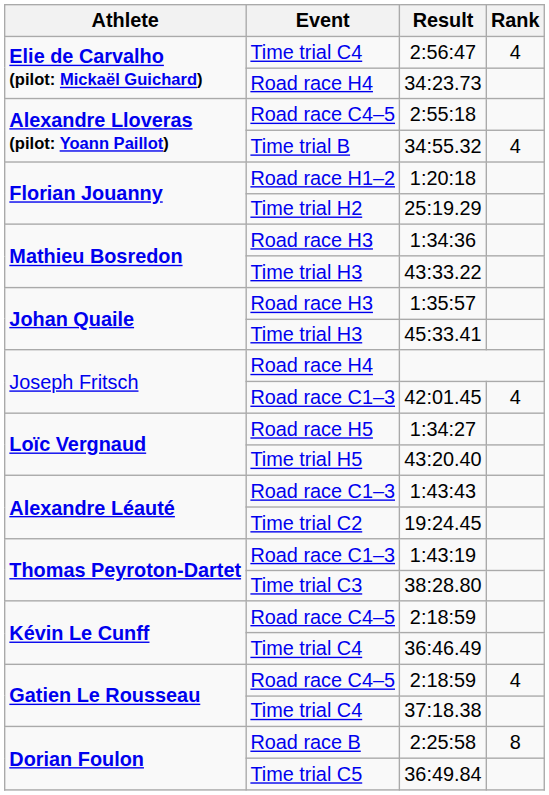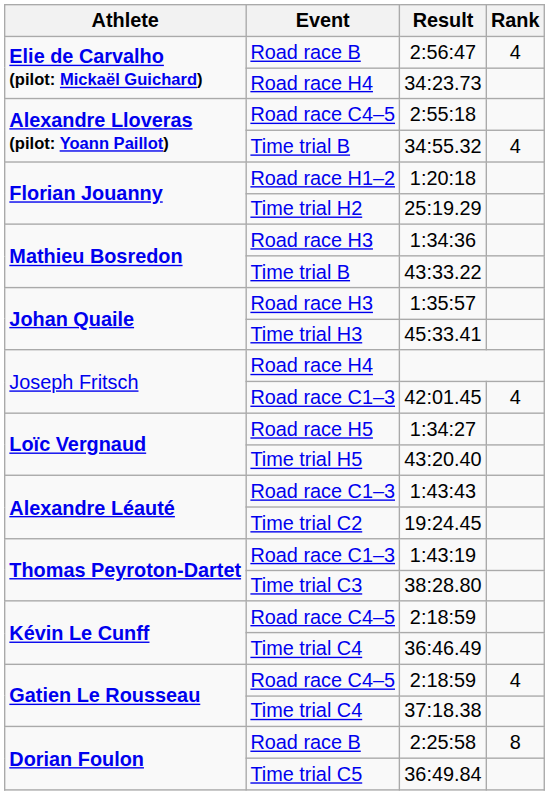(306, 52) Time trial C4 -> (306, 52) Road race B
(306, 272) Time trial H3 -> (300, 272) Time trial B
